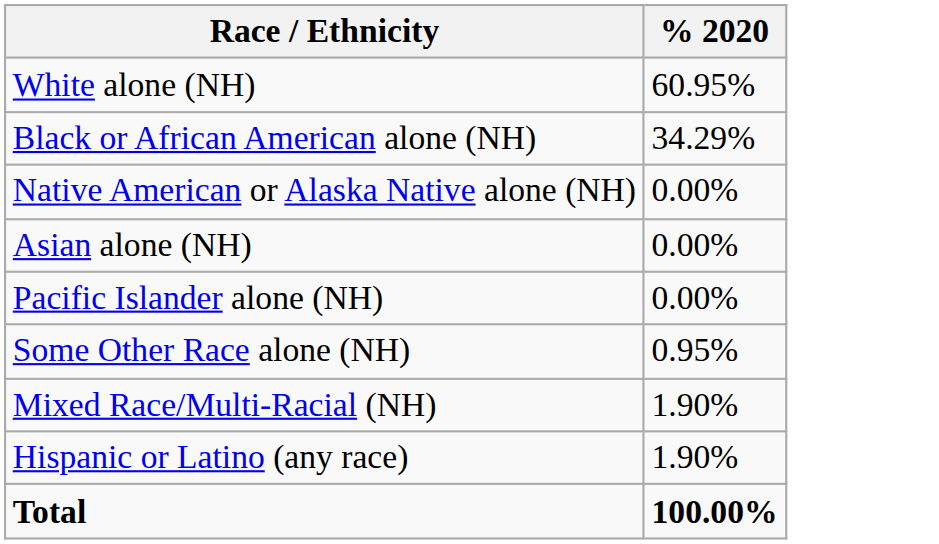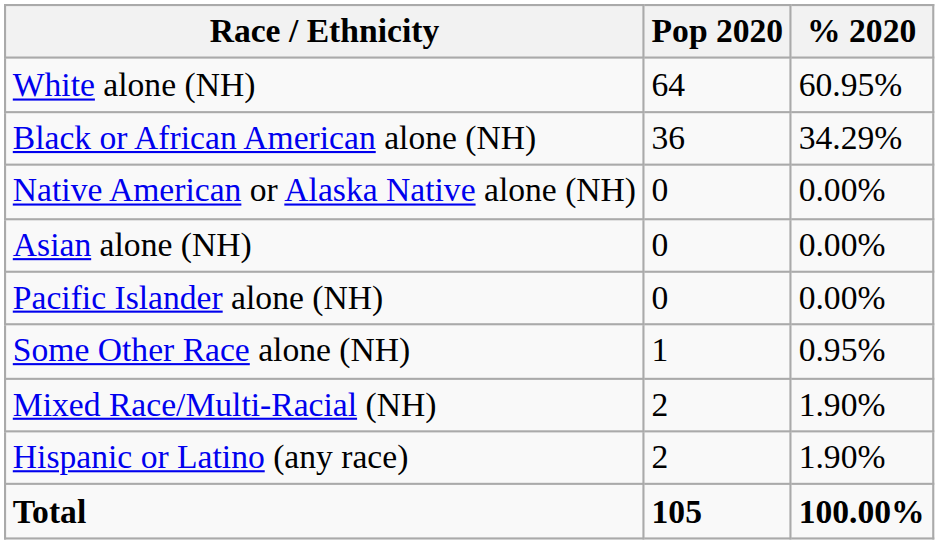+ column: (717, 31)
